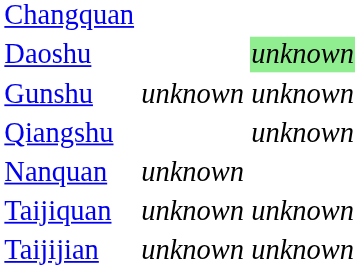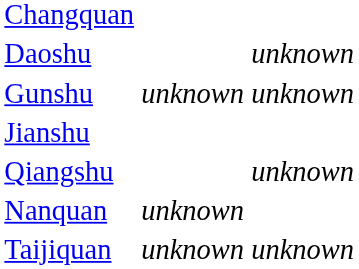(303, 54) lightgreen background -> (303, 54) no background
+ row: (47, 132)
- row: (52, 249)
